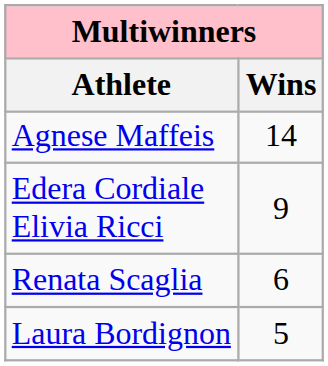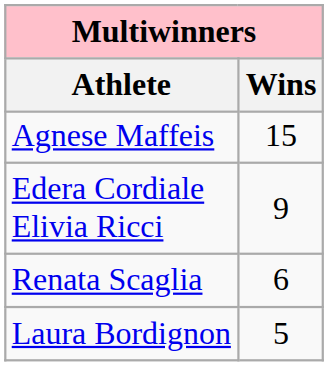(281, 136) 14 -> (281, 136) 15
